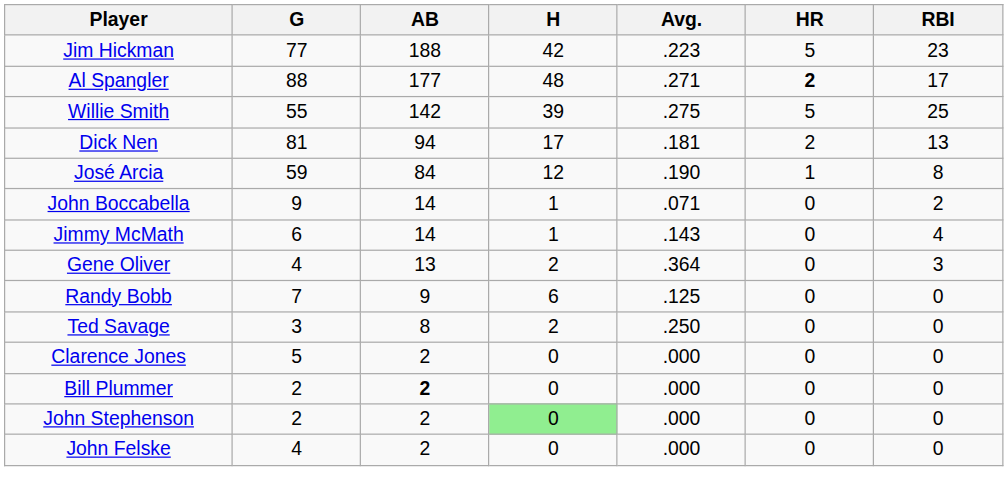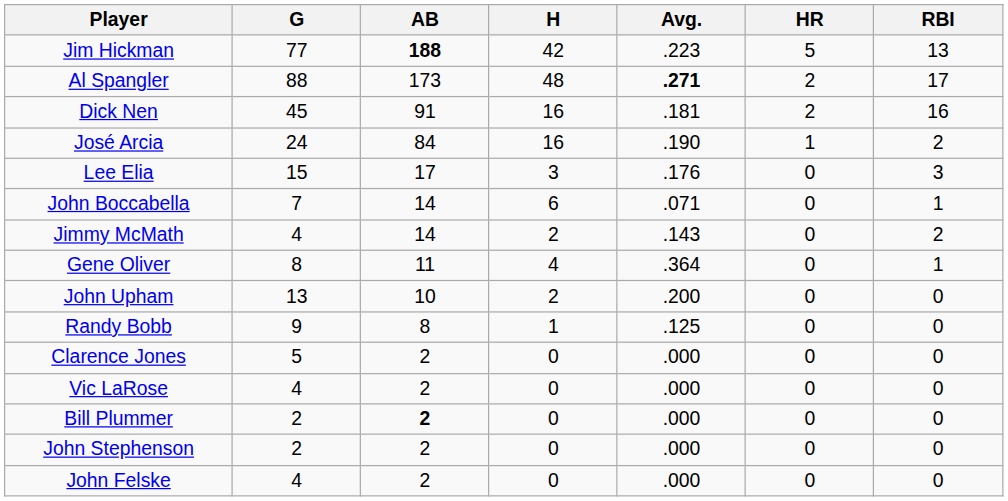(425, 50) normal -> (425, 50) bold
(938, 50) 23 -> (938, 50) 13
(425, 81) 177 -> (425, 81) 173
(682, 81) normal -> (682, 81) bold
(810, 81) bold -> (810, 81) normal
- row: (119, 111)
(297, 142) 81 -> (297, 111) 45
(425, 142) 94 -> (425, 111) 91
(553, 142) 17 -> (553, 111) 16
(938, 142) 13 -> (938, 111) 16
(297, 173) 59 -> (297, 142) 24
(553, 173) 12 -> (553, 142) 16
(938, 173) 8 -> (938, 142) 2
+ row: (119, 173)
(297, 204) 9 -> (297, 204) 7
(553, 204) 1 -> (553, 204) 6
(938, 204) 2 -> (938, 204) 1
(297, 234) 6 -> (297, 234) 4
(553, 234) 1 -> (553, 234) 2
(938, 234) 4 -> (938, 234) 2
(297, 265) 4 -> (297, 265) 8
(425, 265) 13 -> (425, 265) 11
(553, 265) 2 -> (553, 265) 4
(938, 265) 3 -> (938, 265) 1
+ row: (119, 296)
(297, 296) 7 -> (297, 326) 9
(425, 296) 9 -> (425, 326) 8
(553, 296) 6 -> (553, 326) 1
- row: (119, 326)
+ row: (119, 388)
(553, 419) lightgreen background -> (553, 449) no background
